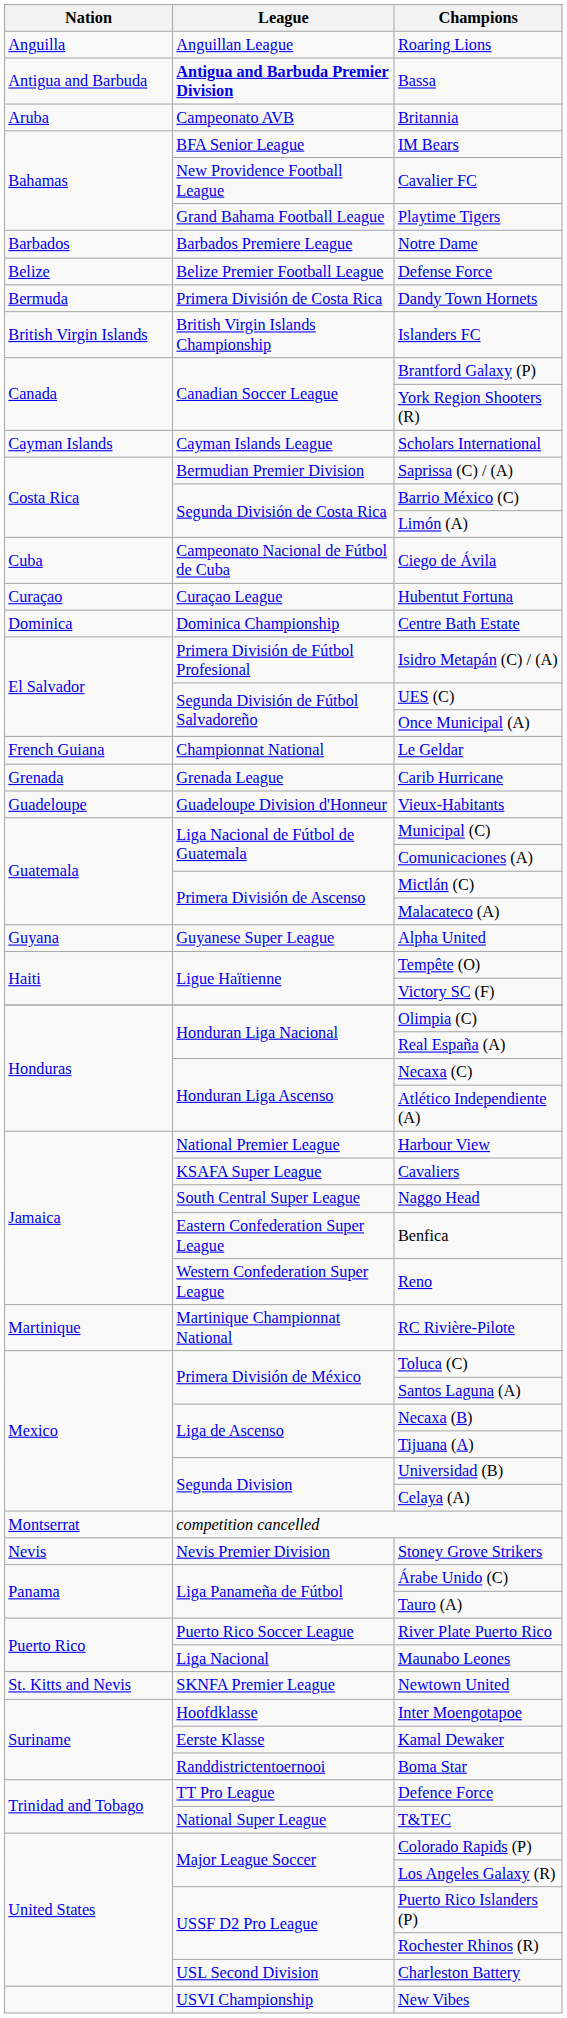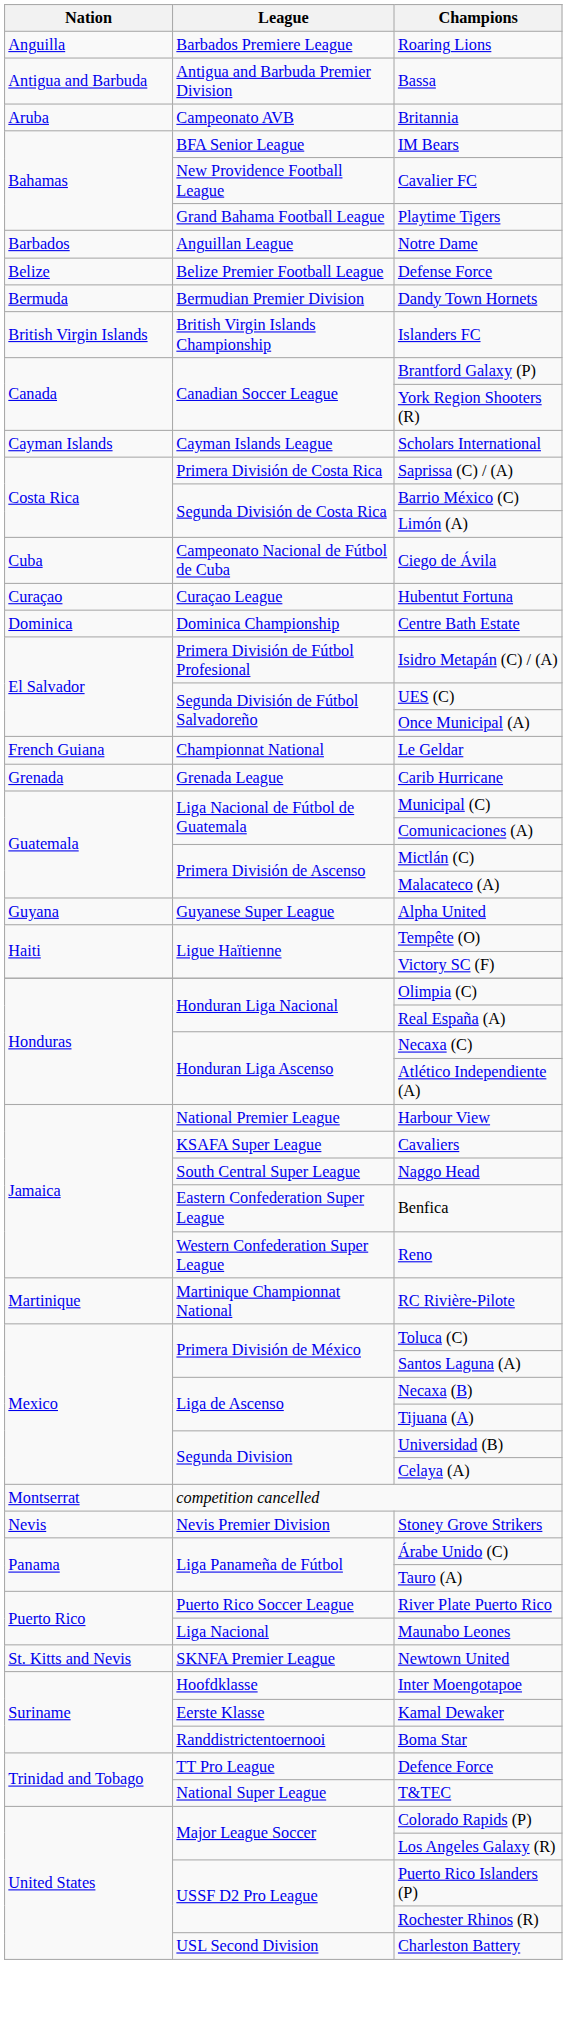(235, 44) Anguillan League -> (264, 44) Barbados Premiere League
(283, 81) bold -> (274, 81) normal
(264, 244) Barbados Premiere League -> (235, 244) Anguillan League
(279, 297) Primera División de Costa Rica -> (270, 297) Bermudian Premier Division
(270, 470) Bermudian Premier Division -> (279, 470) Primera División de Costa Rica
- row: (451, 804)
- row: (434, 1999)
